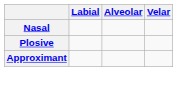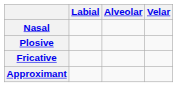+ row: (37, 58)
